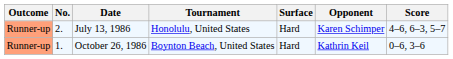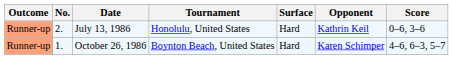(351, 28) Karen Schimper -> (343, 28) Kathrin Keil
(417, 28) 4–6, 6–3, 5–7 -> (407, 28) 0–6, 3–6
(343, 45) Kathrin Keil -> (351, 45) Karen Schimper
(407, 45) 0–6, 3–6 -> (417, 45) 4–6, 6–3, 5–7
